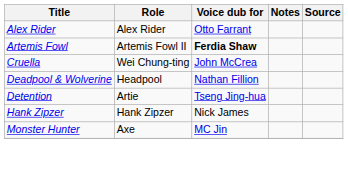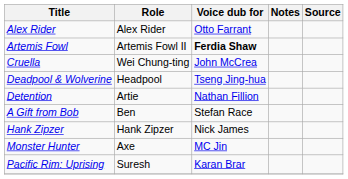(226, 79) Nathan Fillion -> (230, 79) Tseng Jing-hua
(230, 96) Tseng Jing-hua -> (226, 96) Nathan Fillion
+ row: (43, 113)
+ row: (55, 164)
